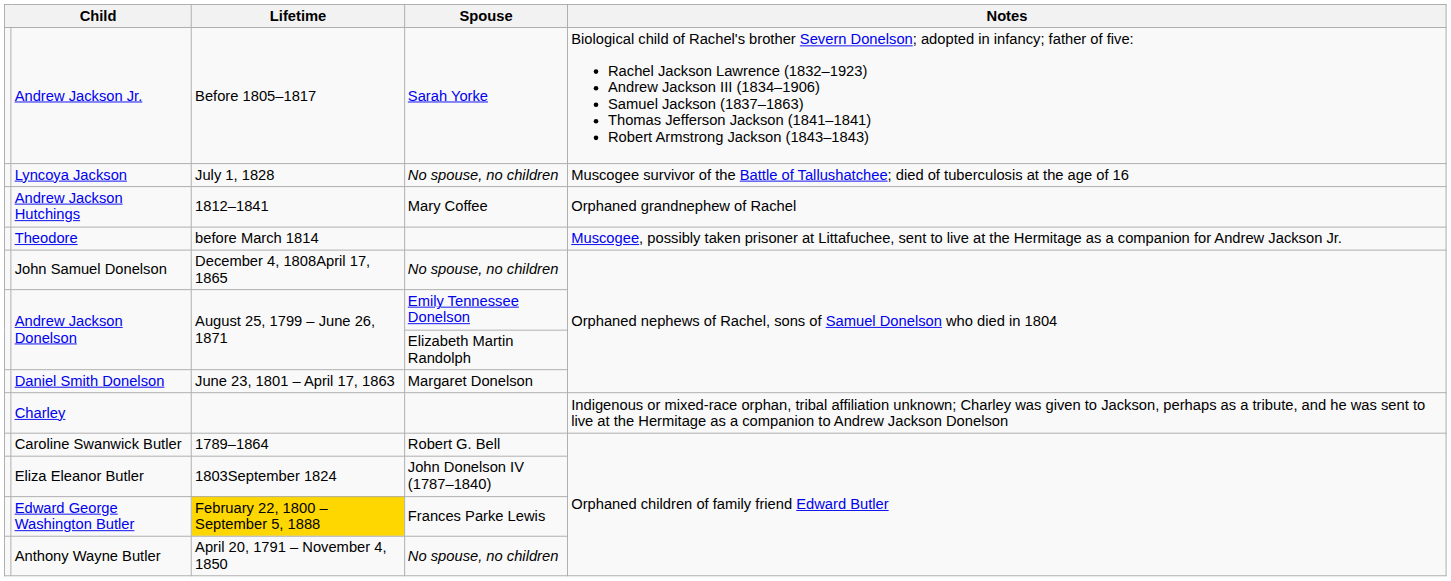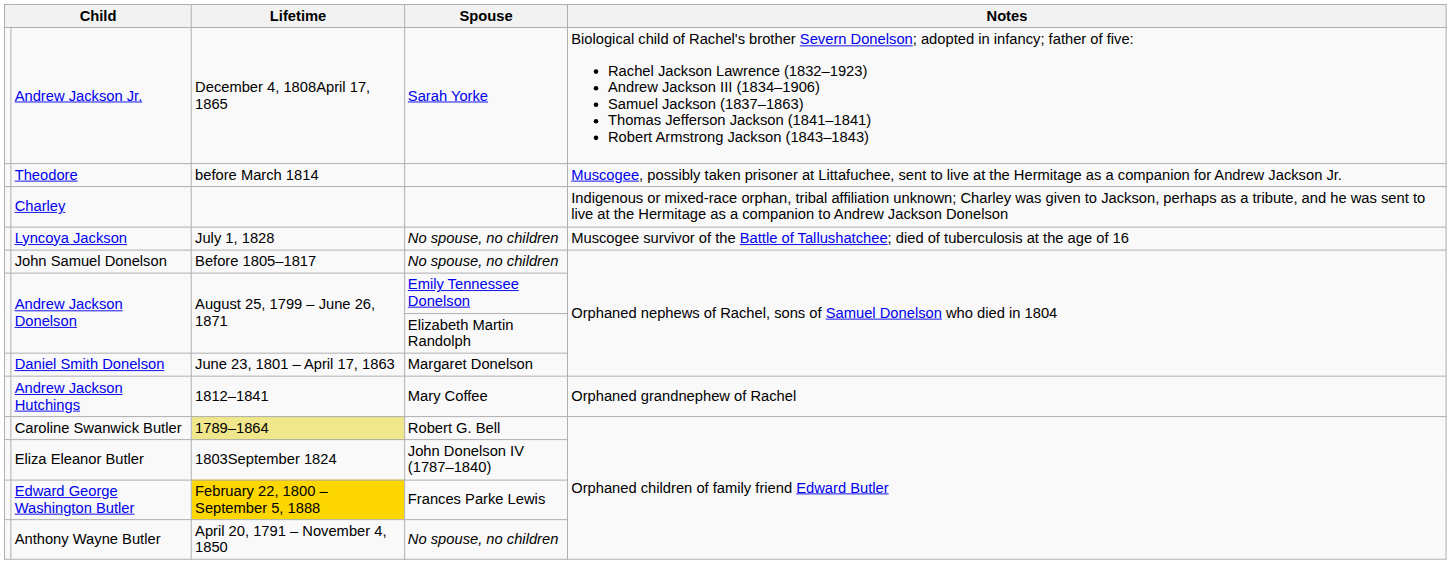(256, 95) Before 1805–1817 -> (283, 95) December 4, 1808April 17, 1865
rows swapped: (46, 238) <-> (71, 175)
rows swapped: (40, 413) <-> (69, 206)
(283, 269) December 4, 1808April 17, 1865 -> (256, 261) Before 1805–1817
(232, 444) no background -> (232, 428) khaki background
